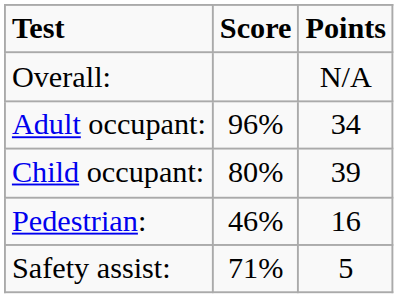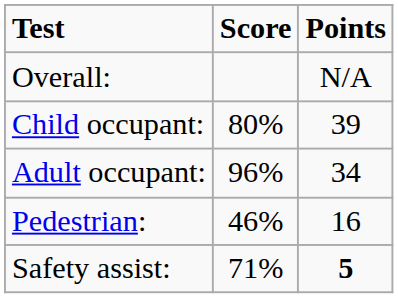rows swapped: (109, 124) <-> (108, 172)
(346, 268) normal -> (346, 268) bold
